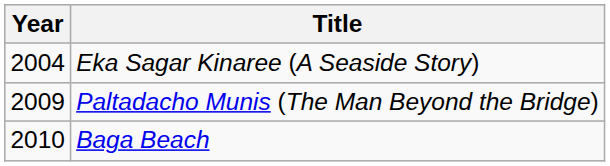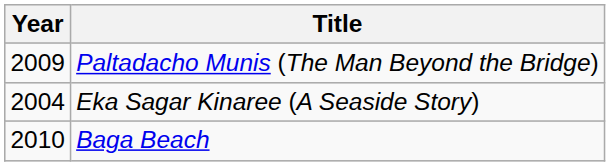rows swapped: (278, 62) <-> (337, 101)
